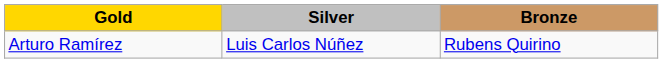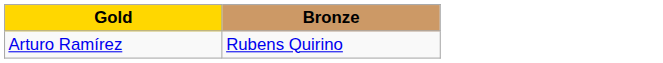- column: (331, 17)
